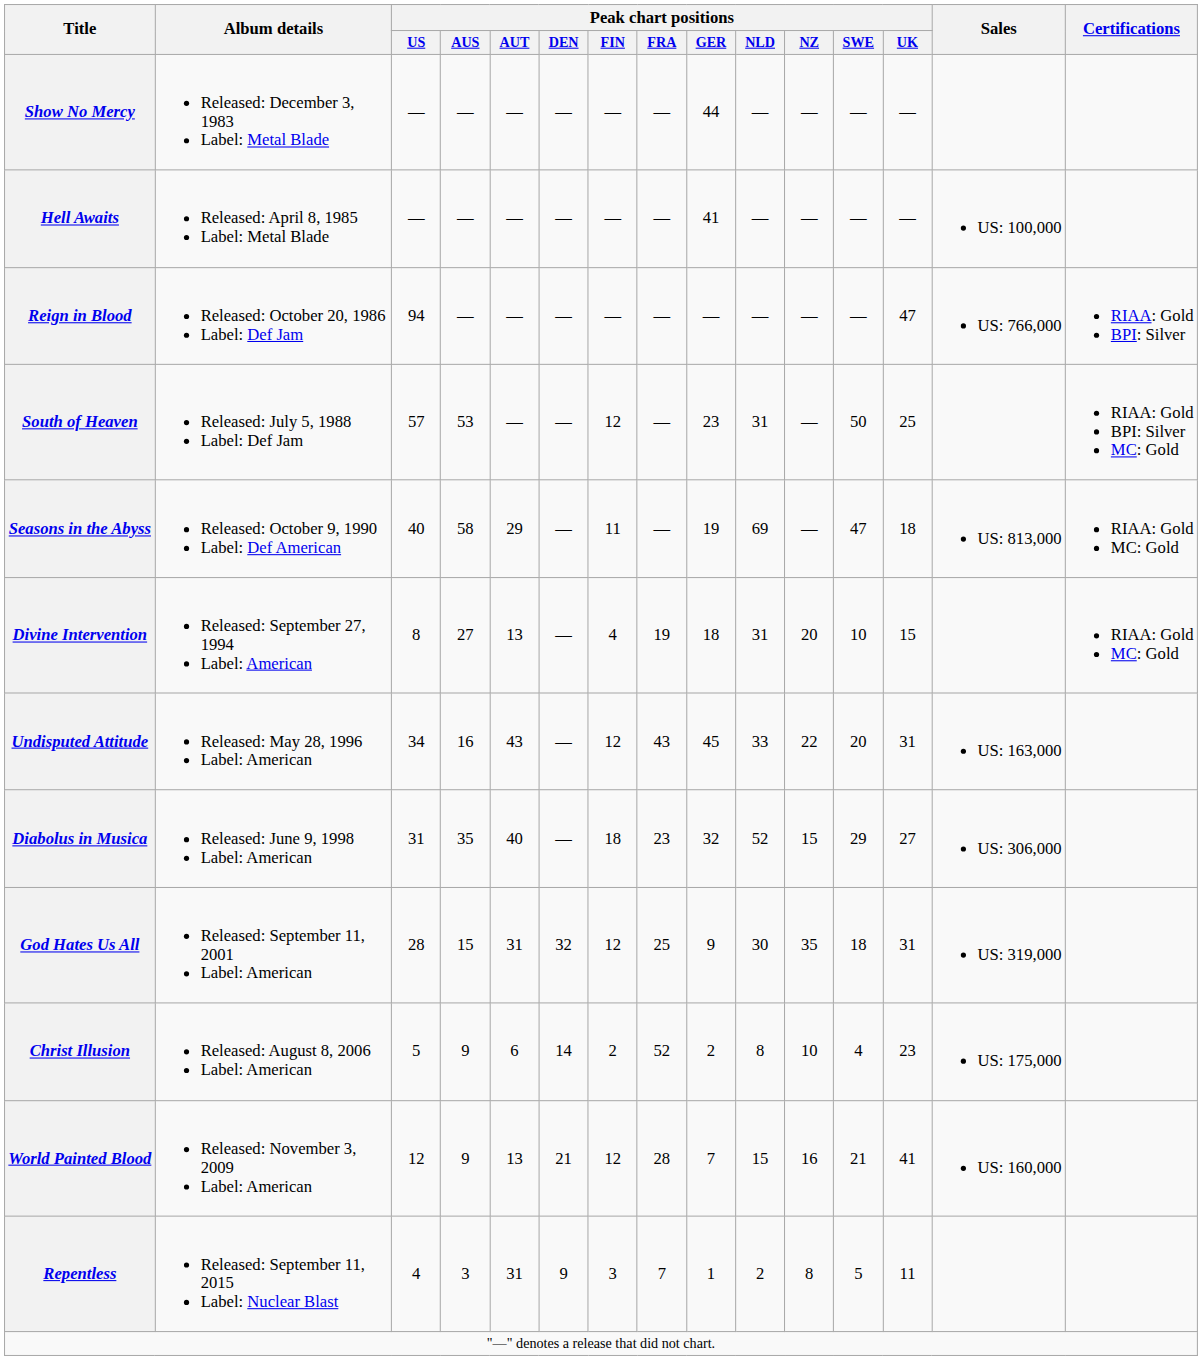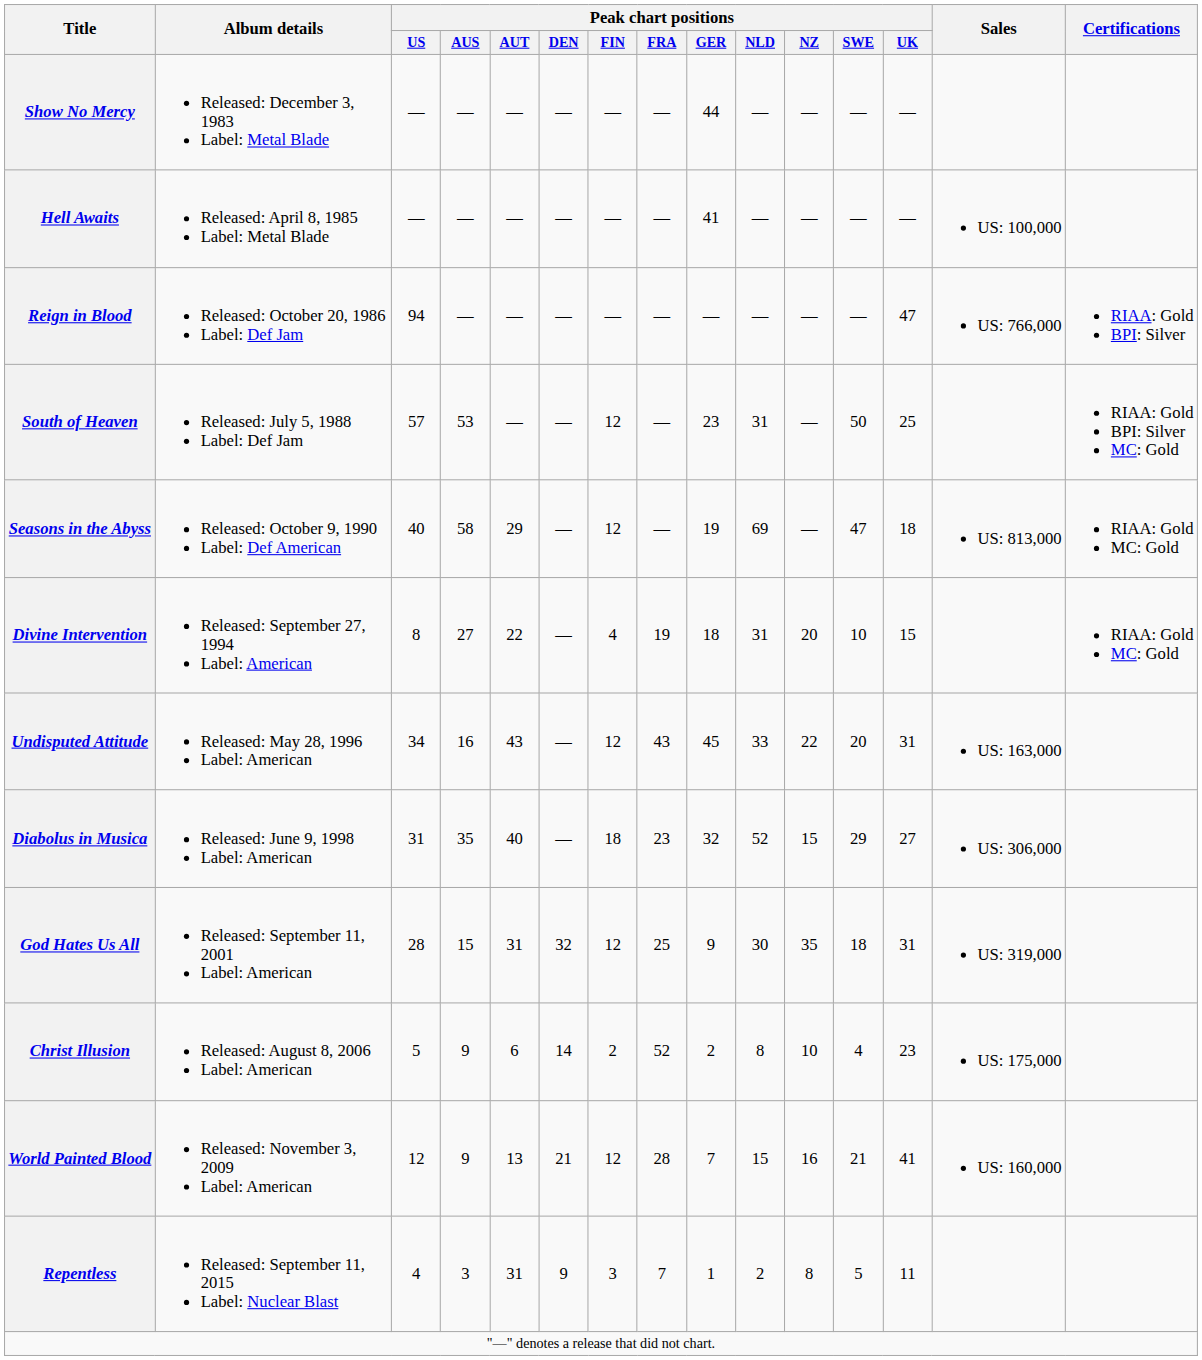(613, 528) 11 -> (613, 528) 12
(514, 635) 13 -> (514, 635) 22
